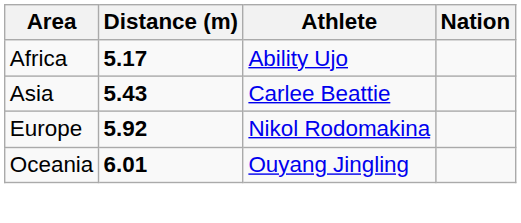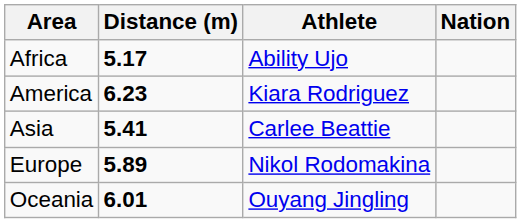+ row: (51, 93)
(125, 93) 5.43 -> (125, 128) 5.41
(125, 128) 5.92 -> (125, 164) 5.89
